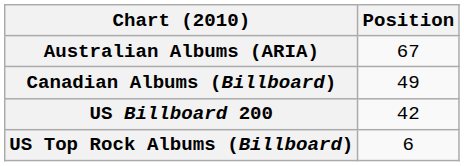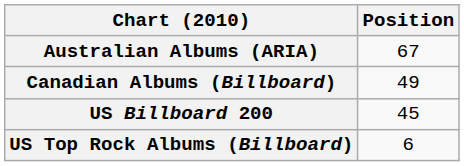(408, 114) 42 -> (408, 114) 45
